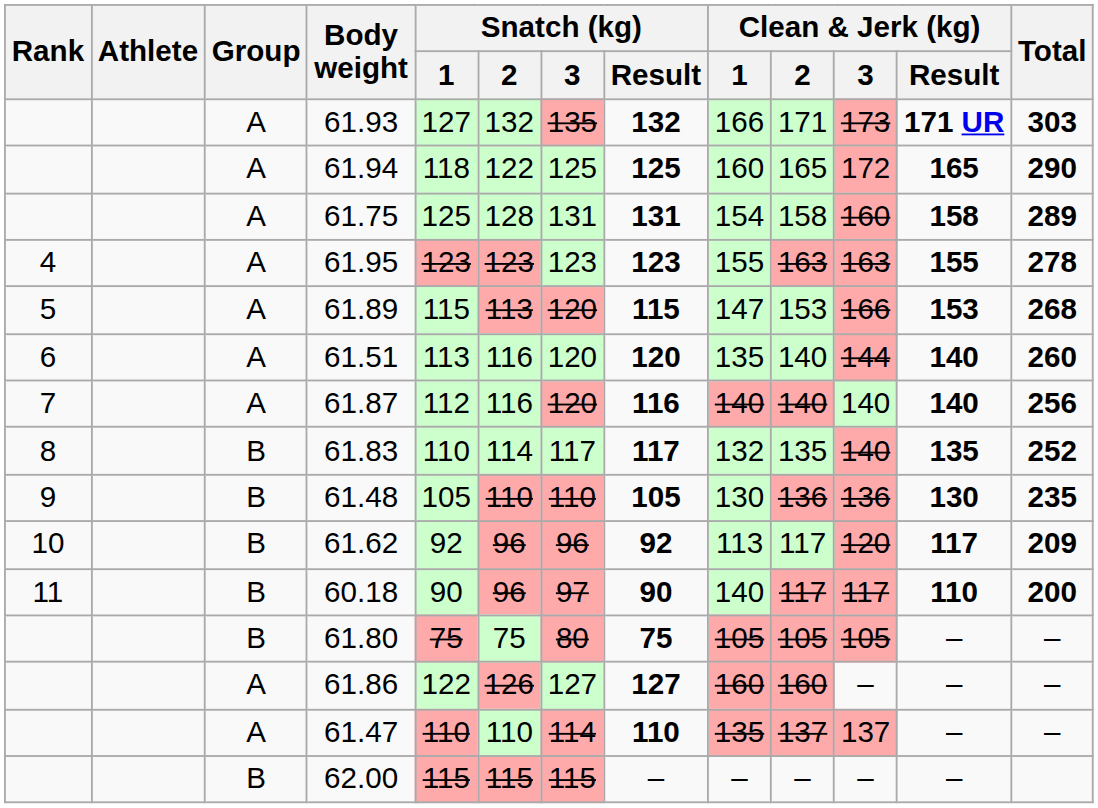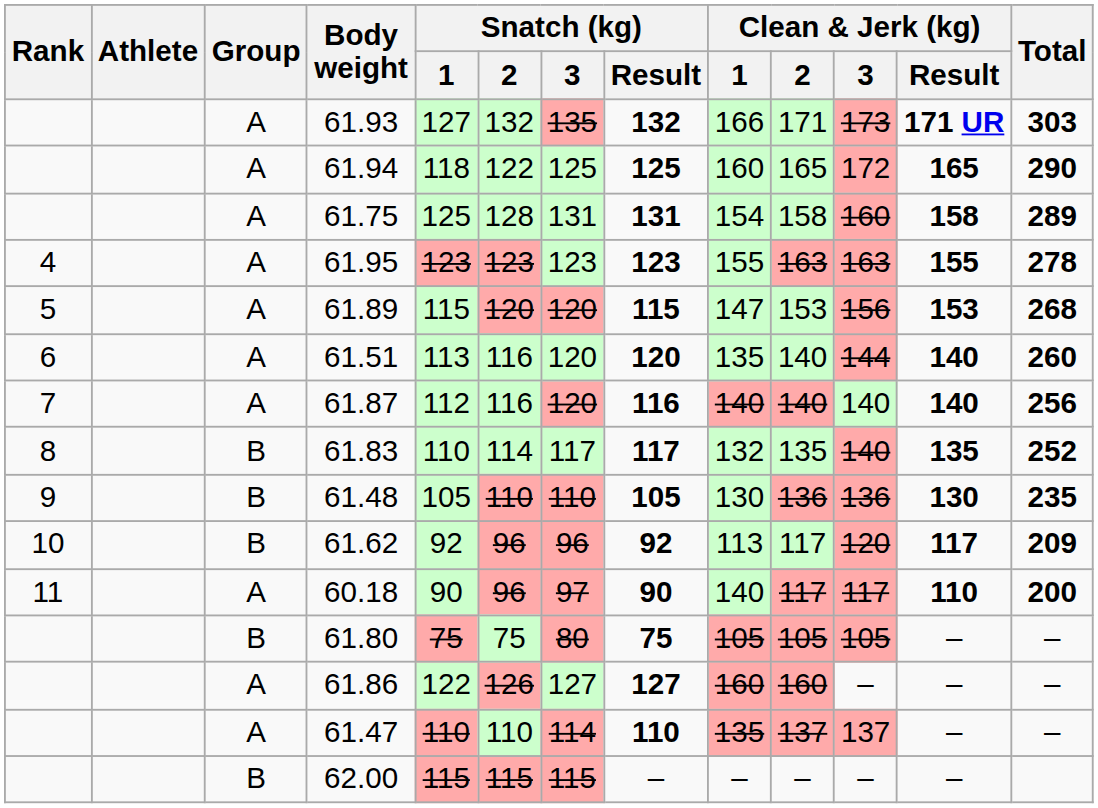(509, 309) 113 -> (509, 309) 120
(866, 309) 166 -> (866, 309) 156
(256, 591) B -> (256, 591) A
